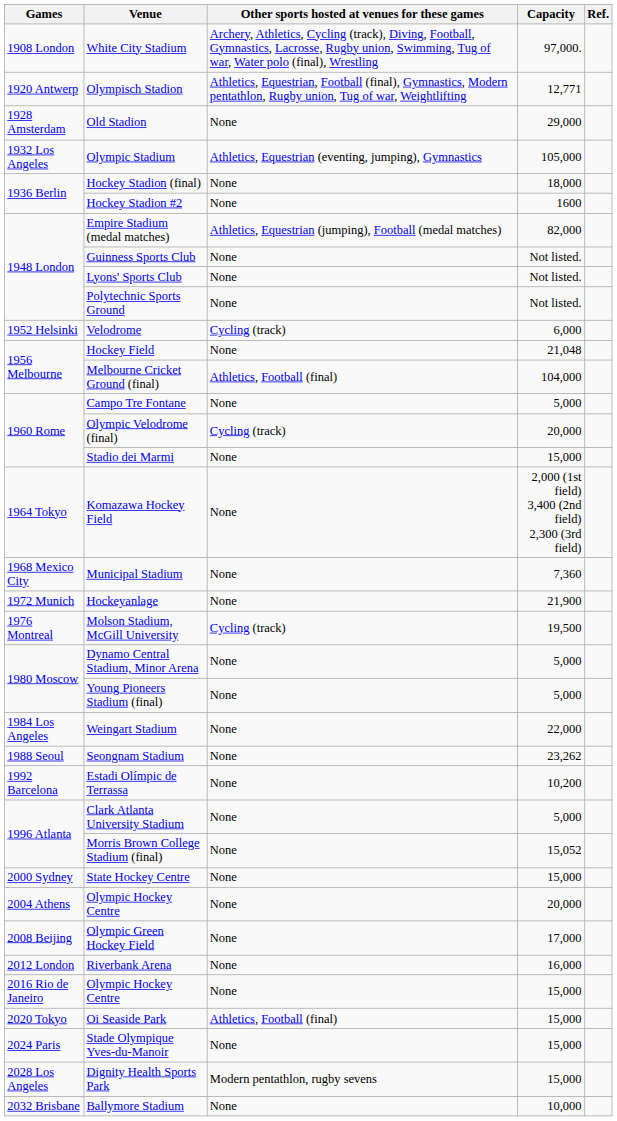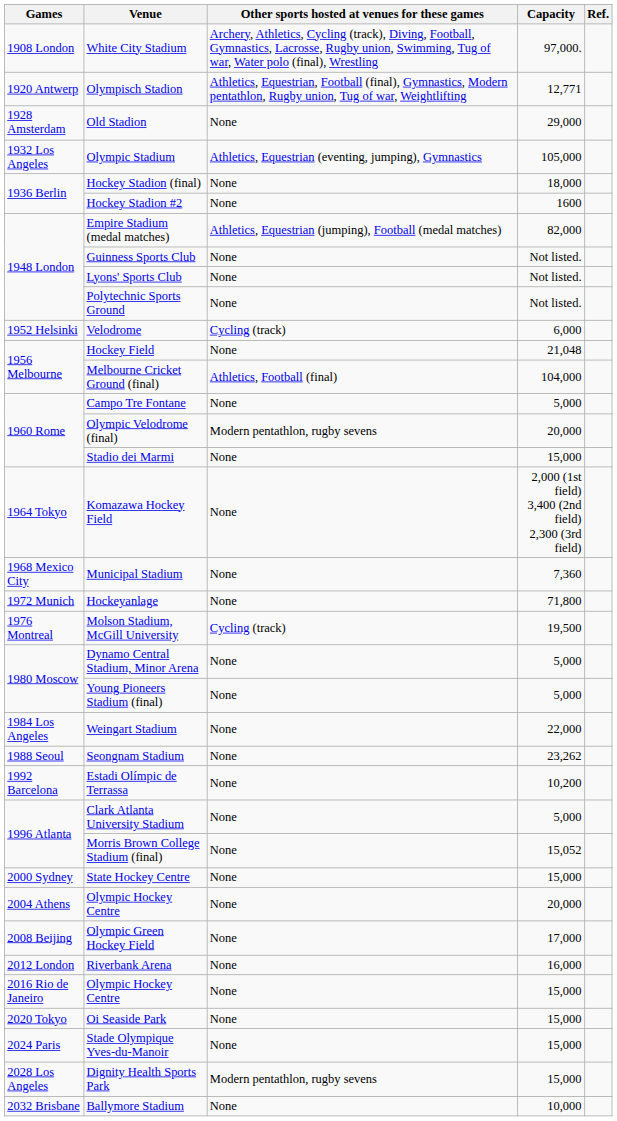(248, 430) Cycling (track) -> (293, 430) Modern pentathlon, rugby sevens
(564, 601) 21,900 -> (564, 601) 71,800
(273, 1018) Athletics, Football (final) -> (223, 1018) None
